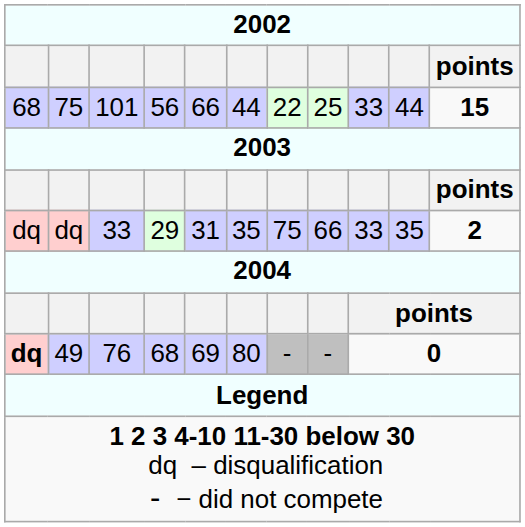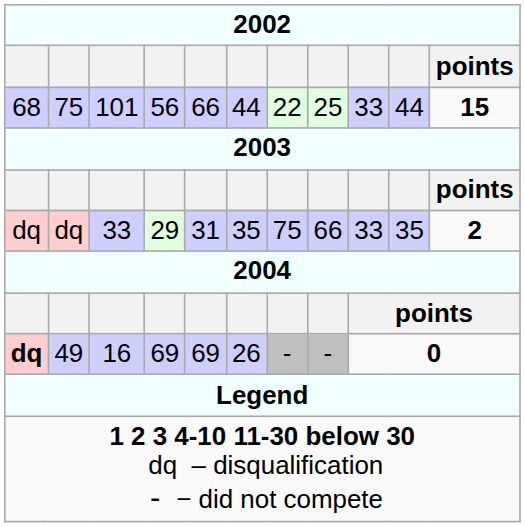(117, 353) 76 -> (117, 353) 16
(165, 353) 68 -> (165, 353) 69
(246, 353) 80 -> (246, 353) 26
